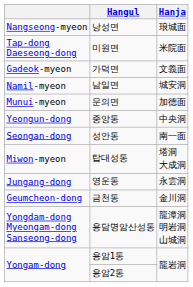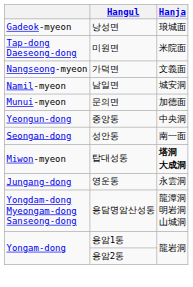(47, 27) Nangseong-myeon -> (39, 27) Gadeok-myeon
(39, 69) Gadeok-myeon -> (47, 69) Nangseong-myeon
(172, 158) normal -> (172, 158) bold
- row: (105, 198)
